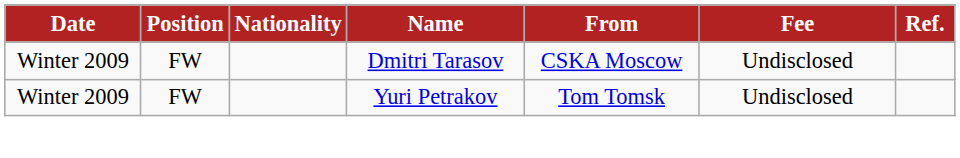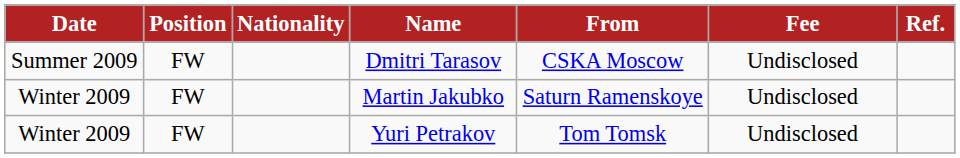(73, 60) Winter 2009 -> (74, 60) Summer 2009
+ row: (433, 97)
